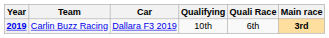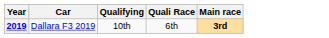- column: (69, 12)
